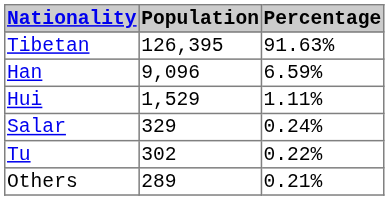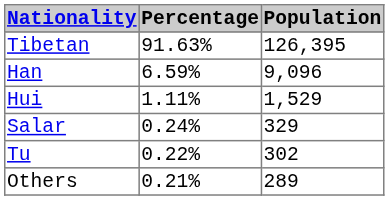columns swapped: (200, 18) <-> (322, 18)
